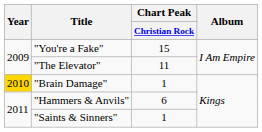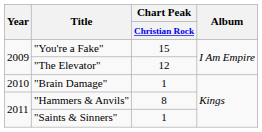(164, 65) 11 -> (164, 65) 12
(18, 83) gold background -> (18, 83) no background
(164, 100) 6 -> (164, 100) 8
